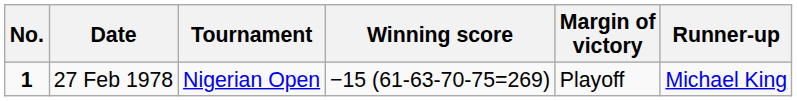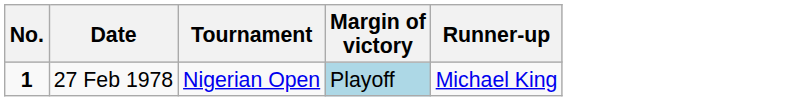- column: (440, 34)
(592, 79) no background -> (362, 79) lightblue background
